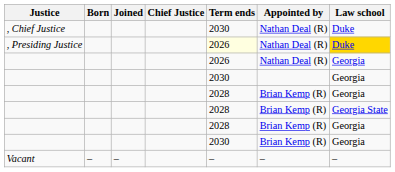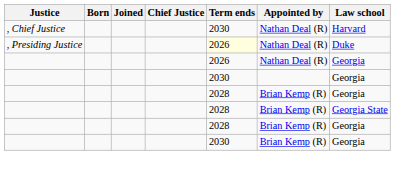(343, 28) Duke -> (349, 28) Harvard
(343, 45) gold background -> (343, 45) no background
- row: (21, 158)
